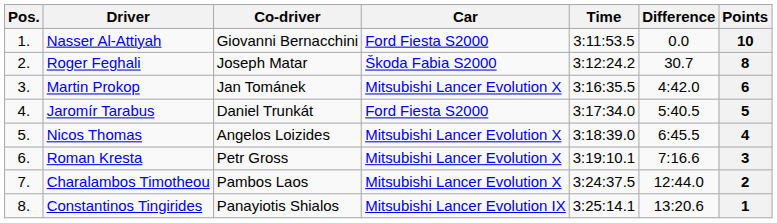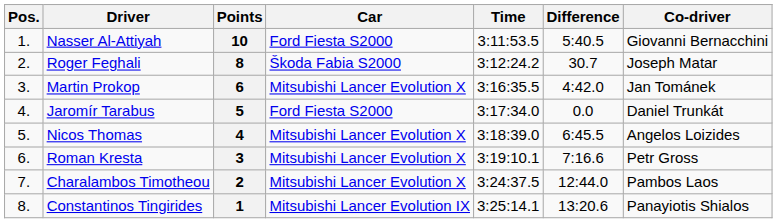columns swapped: (287, 17) <-> (745, 17)
(679, 40) 0.0 -> (583, 40) 5:40.5
(679, 111) 5:40.5 -> (583, 111) 0.0
